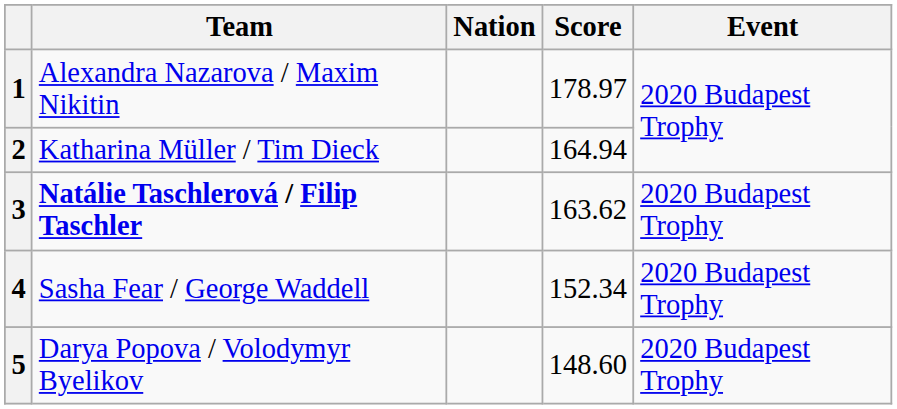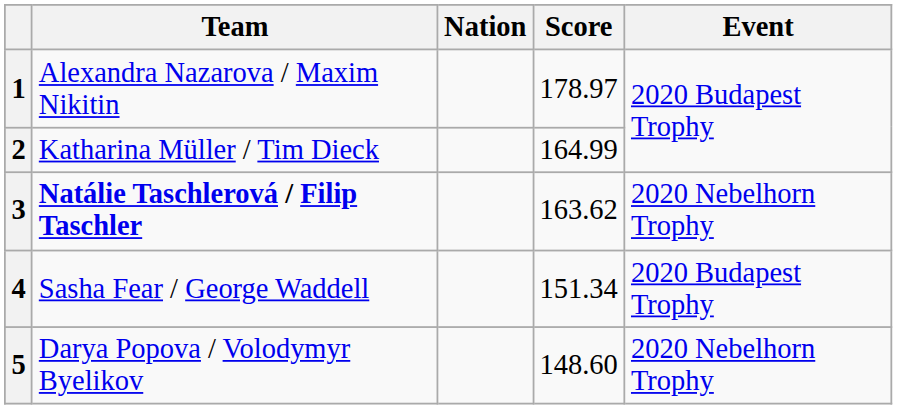(588, 149) 164.94 -> (579, 149) 164.99
(725, 210) 2020 Budapest Trophy -> (723, 210) 2020 Nebelhorn Trophy
(588, 287) 152.34 -> (579, 287) 151.34
(725, 365) 2020 Budapest Trophy -> (723, 365) 2020 Nebelhorn Trophy
